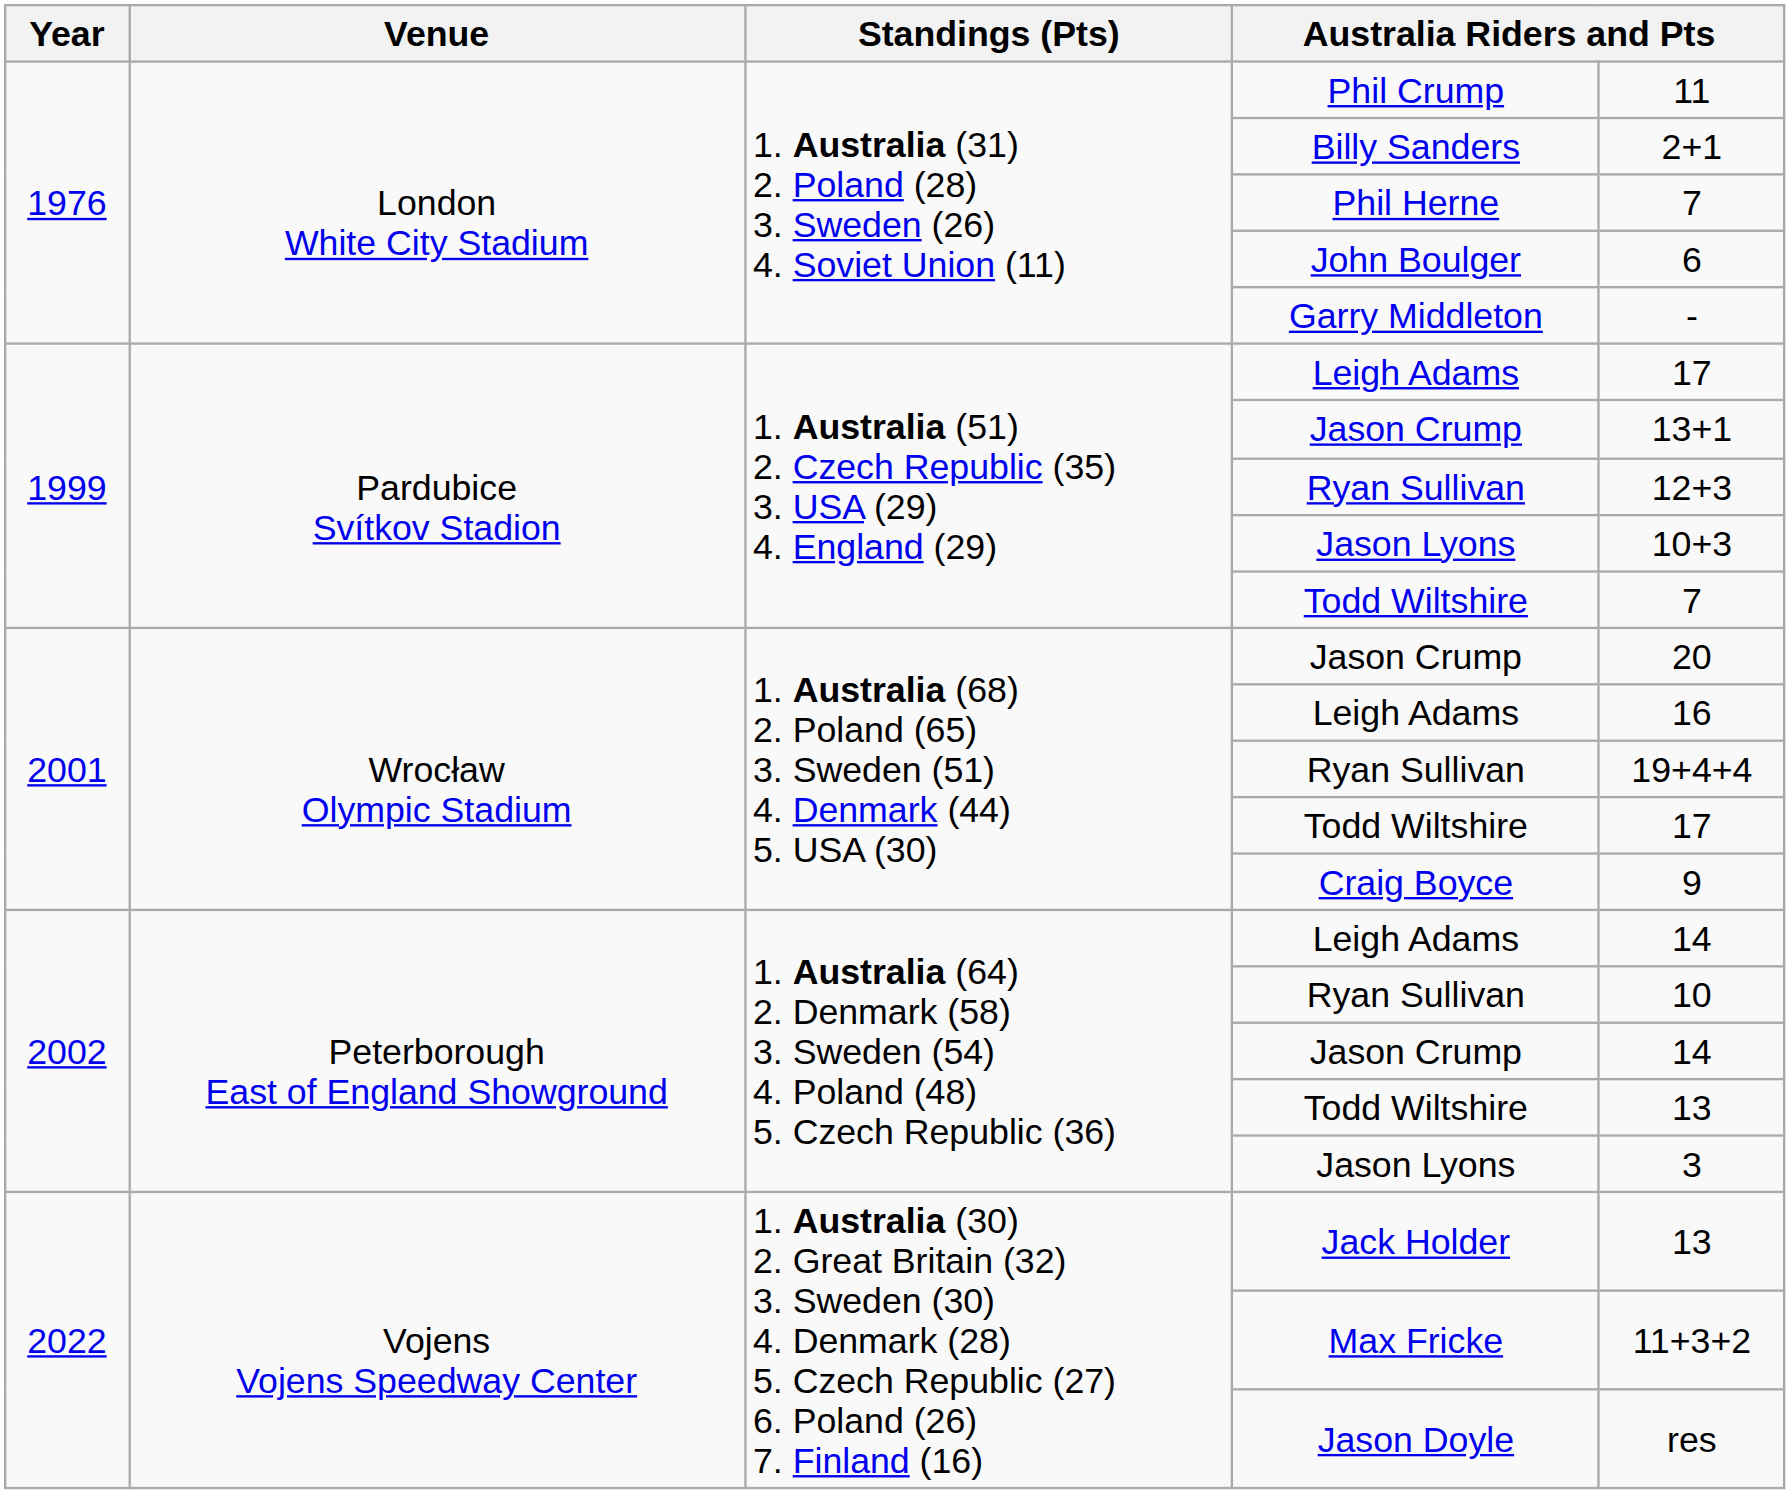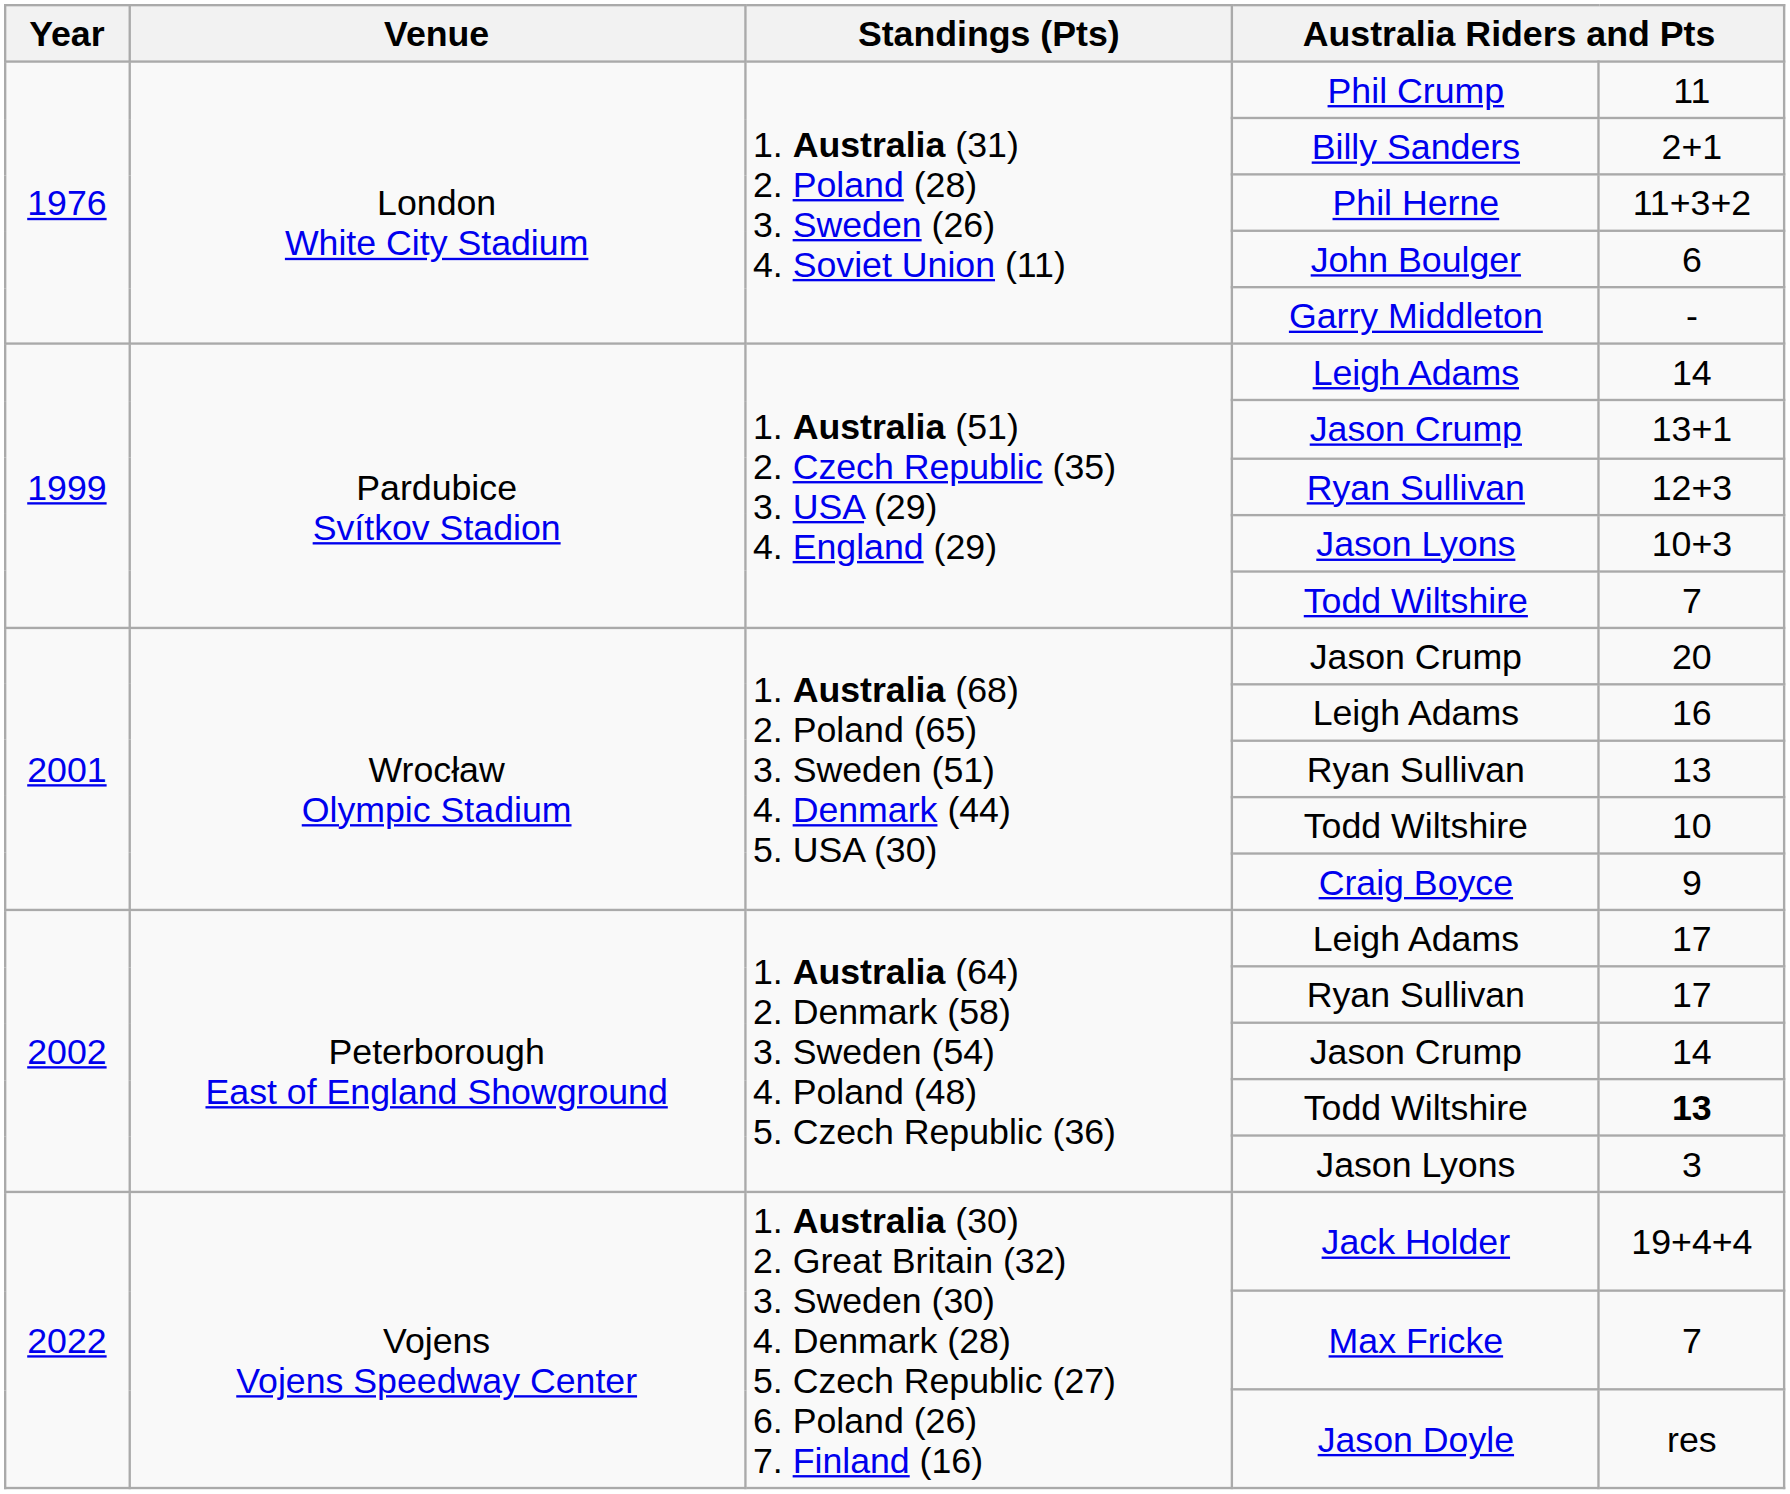(1692, 203) 7 -> (1692, 203) 11+3+2
(1692, 373) 17 -> (1692, 373) 14
(1692, 769) 19+4+4 -> (1692, 769) 13
(1692, 825) 17 -> (1692, 825) 10
(1692, 938) 14 -> (1692, 938) 17
(1692, 995) 10 -> (1692, 995) 17
(1692, 1108) normal -> (1692, 1108) bold
(1692, 1242) 13 -> (1692, 1242) 19+4+4
(1692, 1341) 11+3+2 -> (1692, 1341) 7
